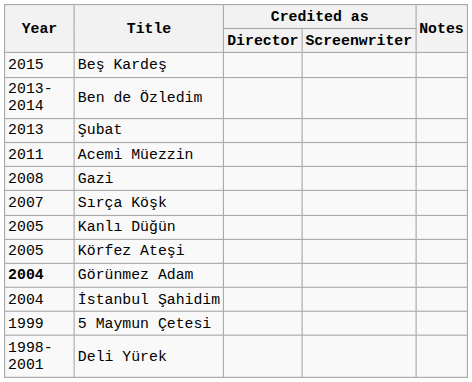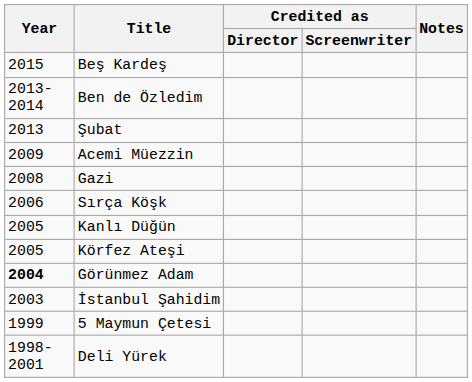(26, 155) 2011 -> (26, 155) 2009
(26, 203) 2007 -> (26, 203) 2006
(26, 299) 2004 -> (26, 299) 2003
